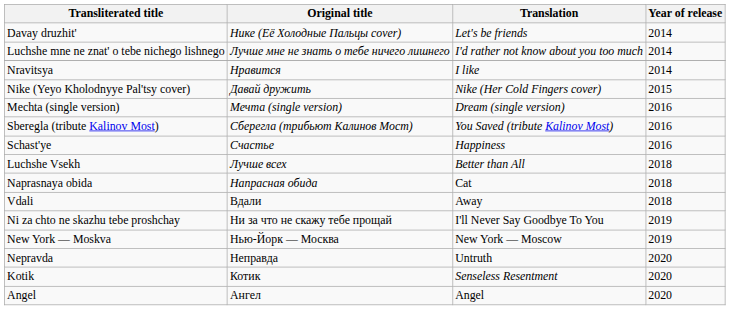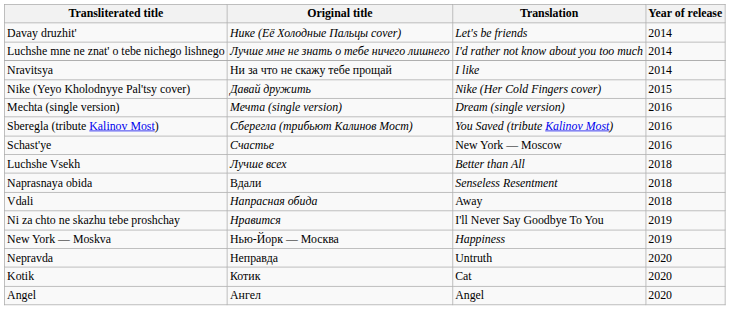(255, 70) Нравится -> (311, 70) Ни за что не скажу тебе прощай
(480, 145) Happiness -> (509, 145) New York — Moscow
(274, 182) Напрасная обида -> (246, 182) Вдали
(463, 182) Cat -> (506, 182) Senseless Resentment
(246, 201) Вдали -> (274, 201) Напрасная обида
(311, 220) Ни за что не скажу тебе прощай -> (255, 220) Нравится
(509, 239) New York — Moscow -> (480, 239) Happiness
(506, 276) Senseless Resentment -> (463, 276) Cat
